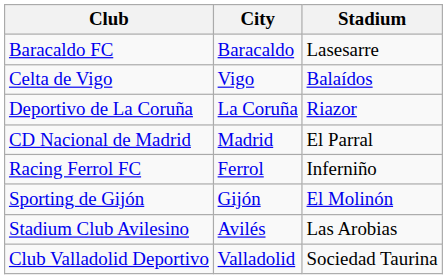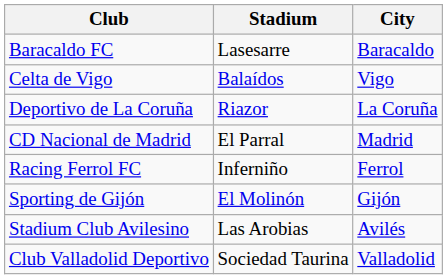columns swapped: (258, 19) <-> (372, 19)
